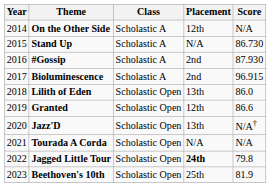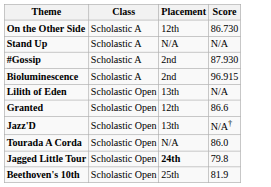- column: (17, 12)
(244, 28) N/A -> (225, 28) 86.730
(249, 44) 86.730 -> (219, 44) N/A
(244, 92) 86.0 -> (219, 92) N/A
(244, 143) N/A -> (219, 143) 86.0
